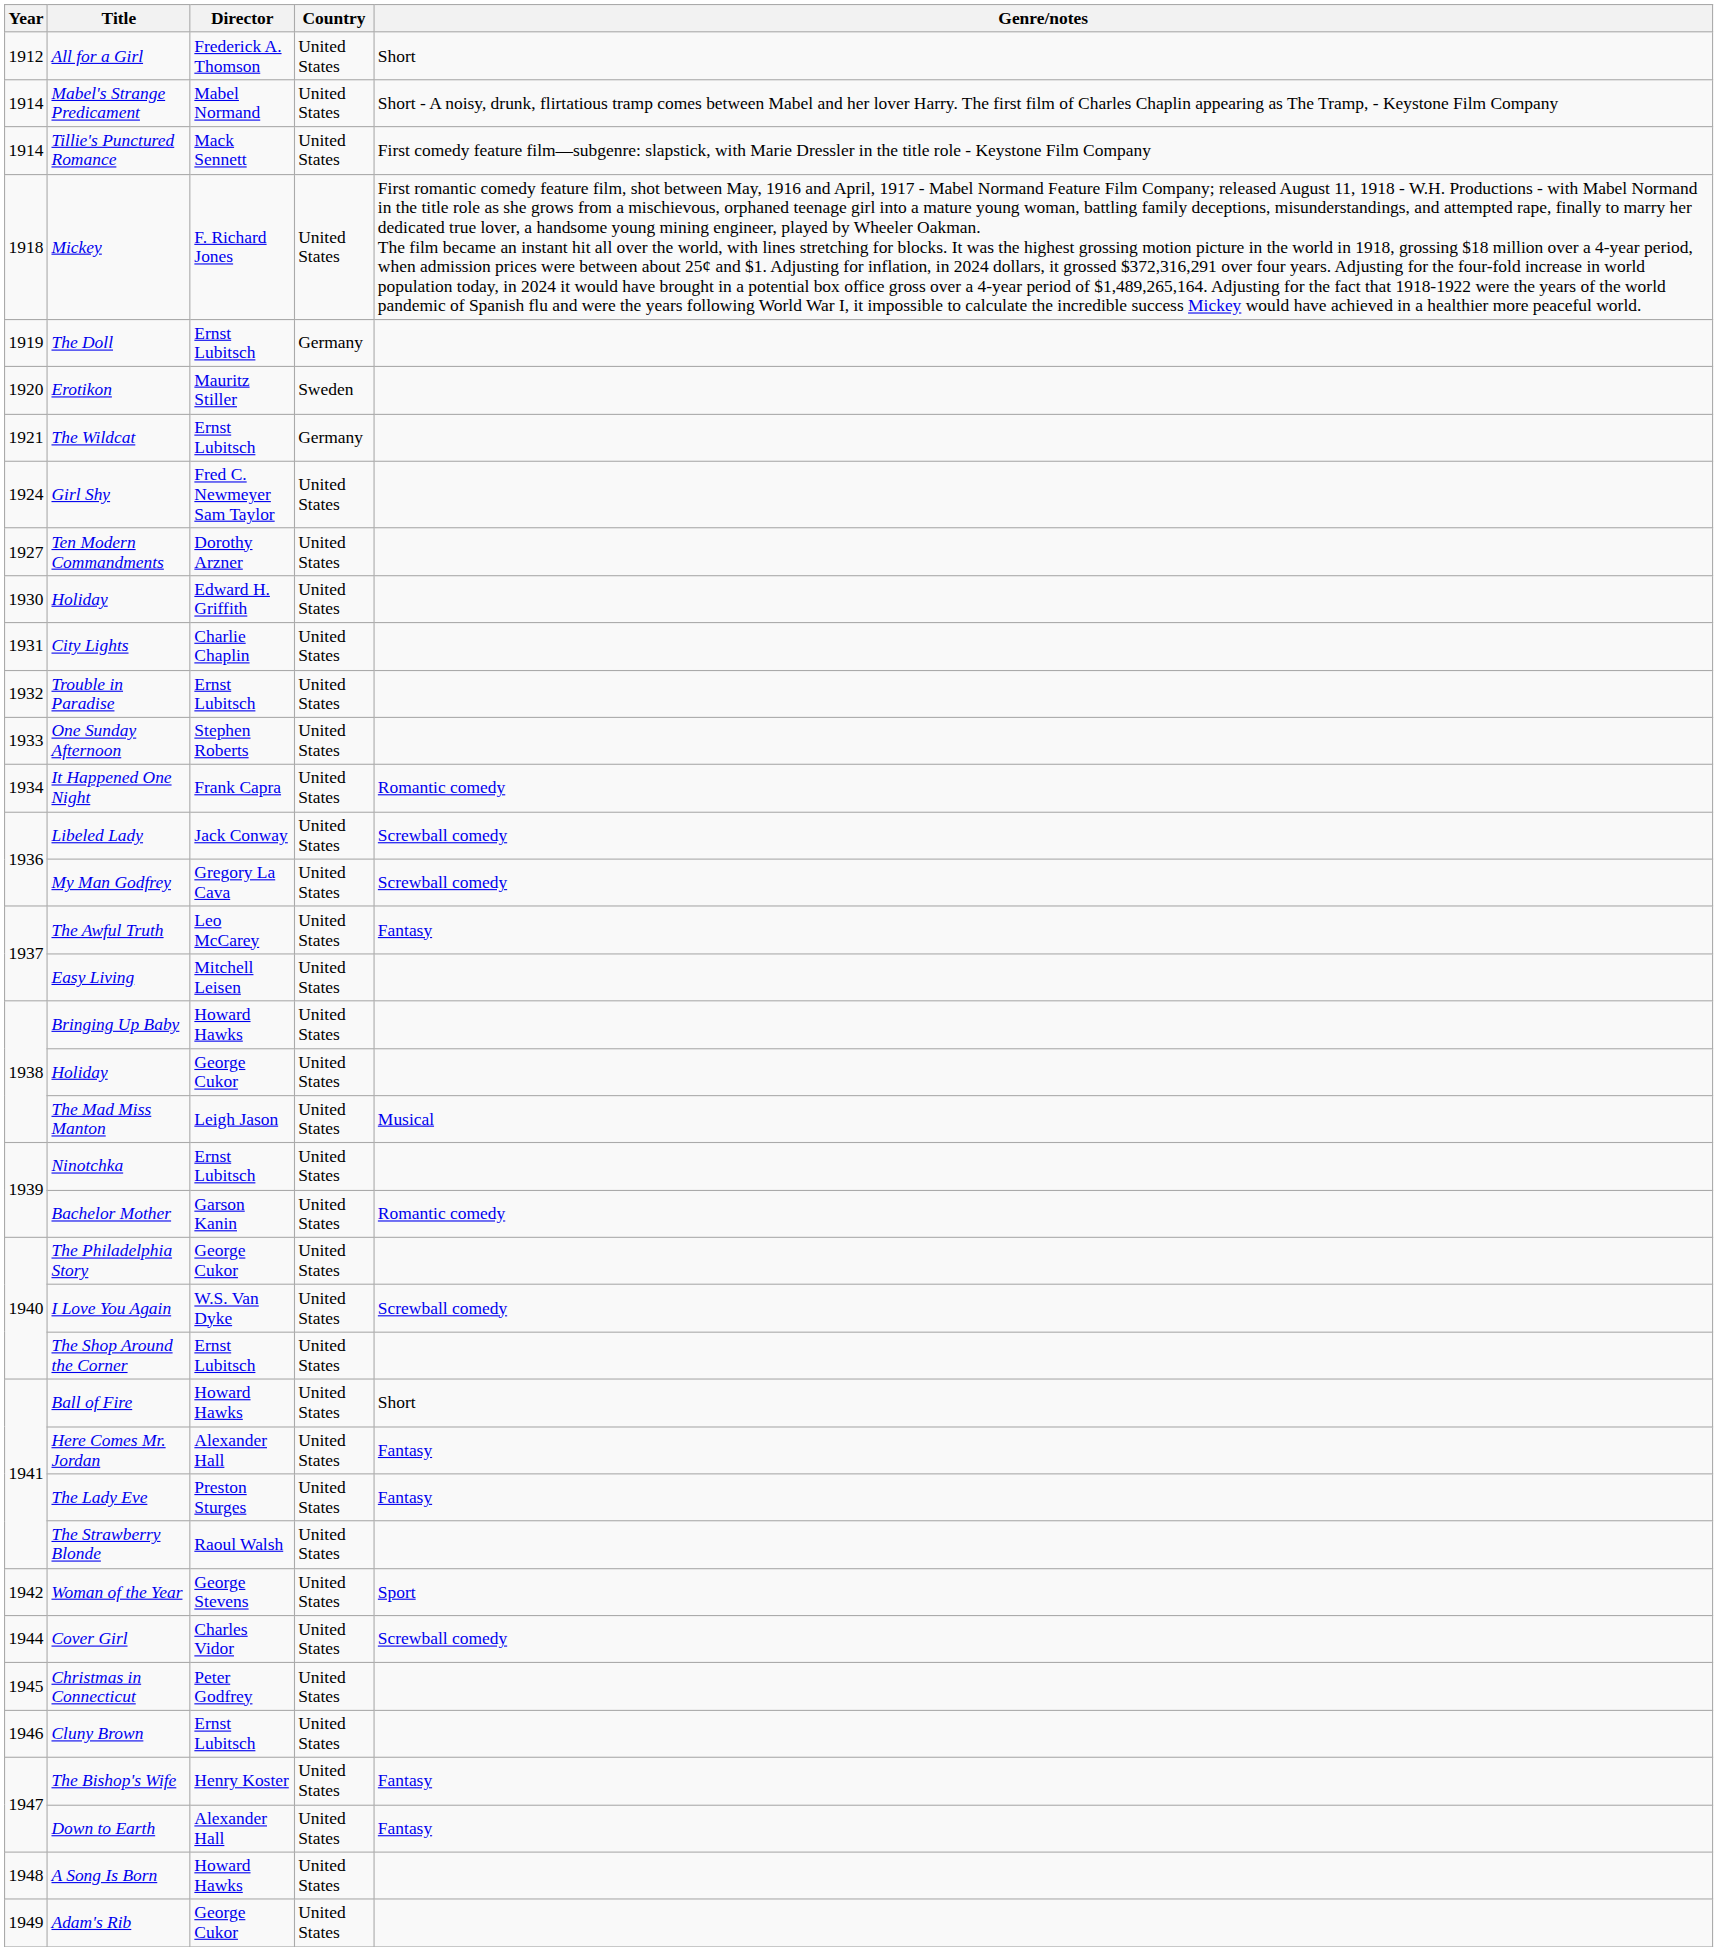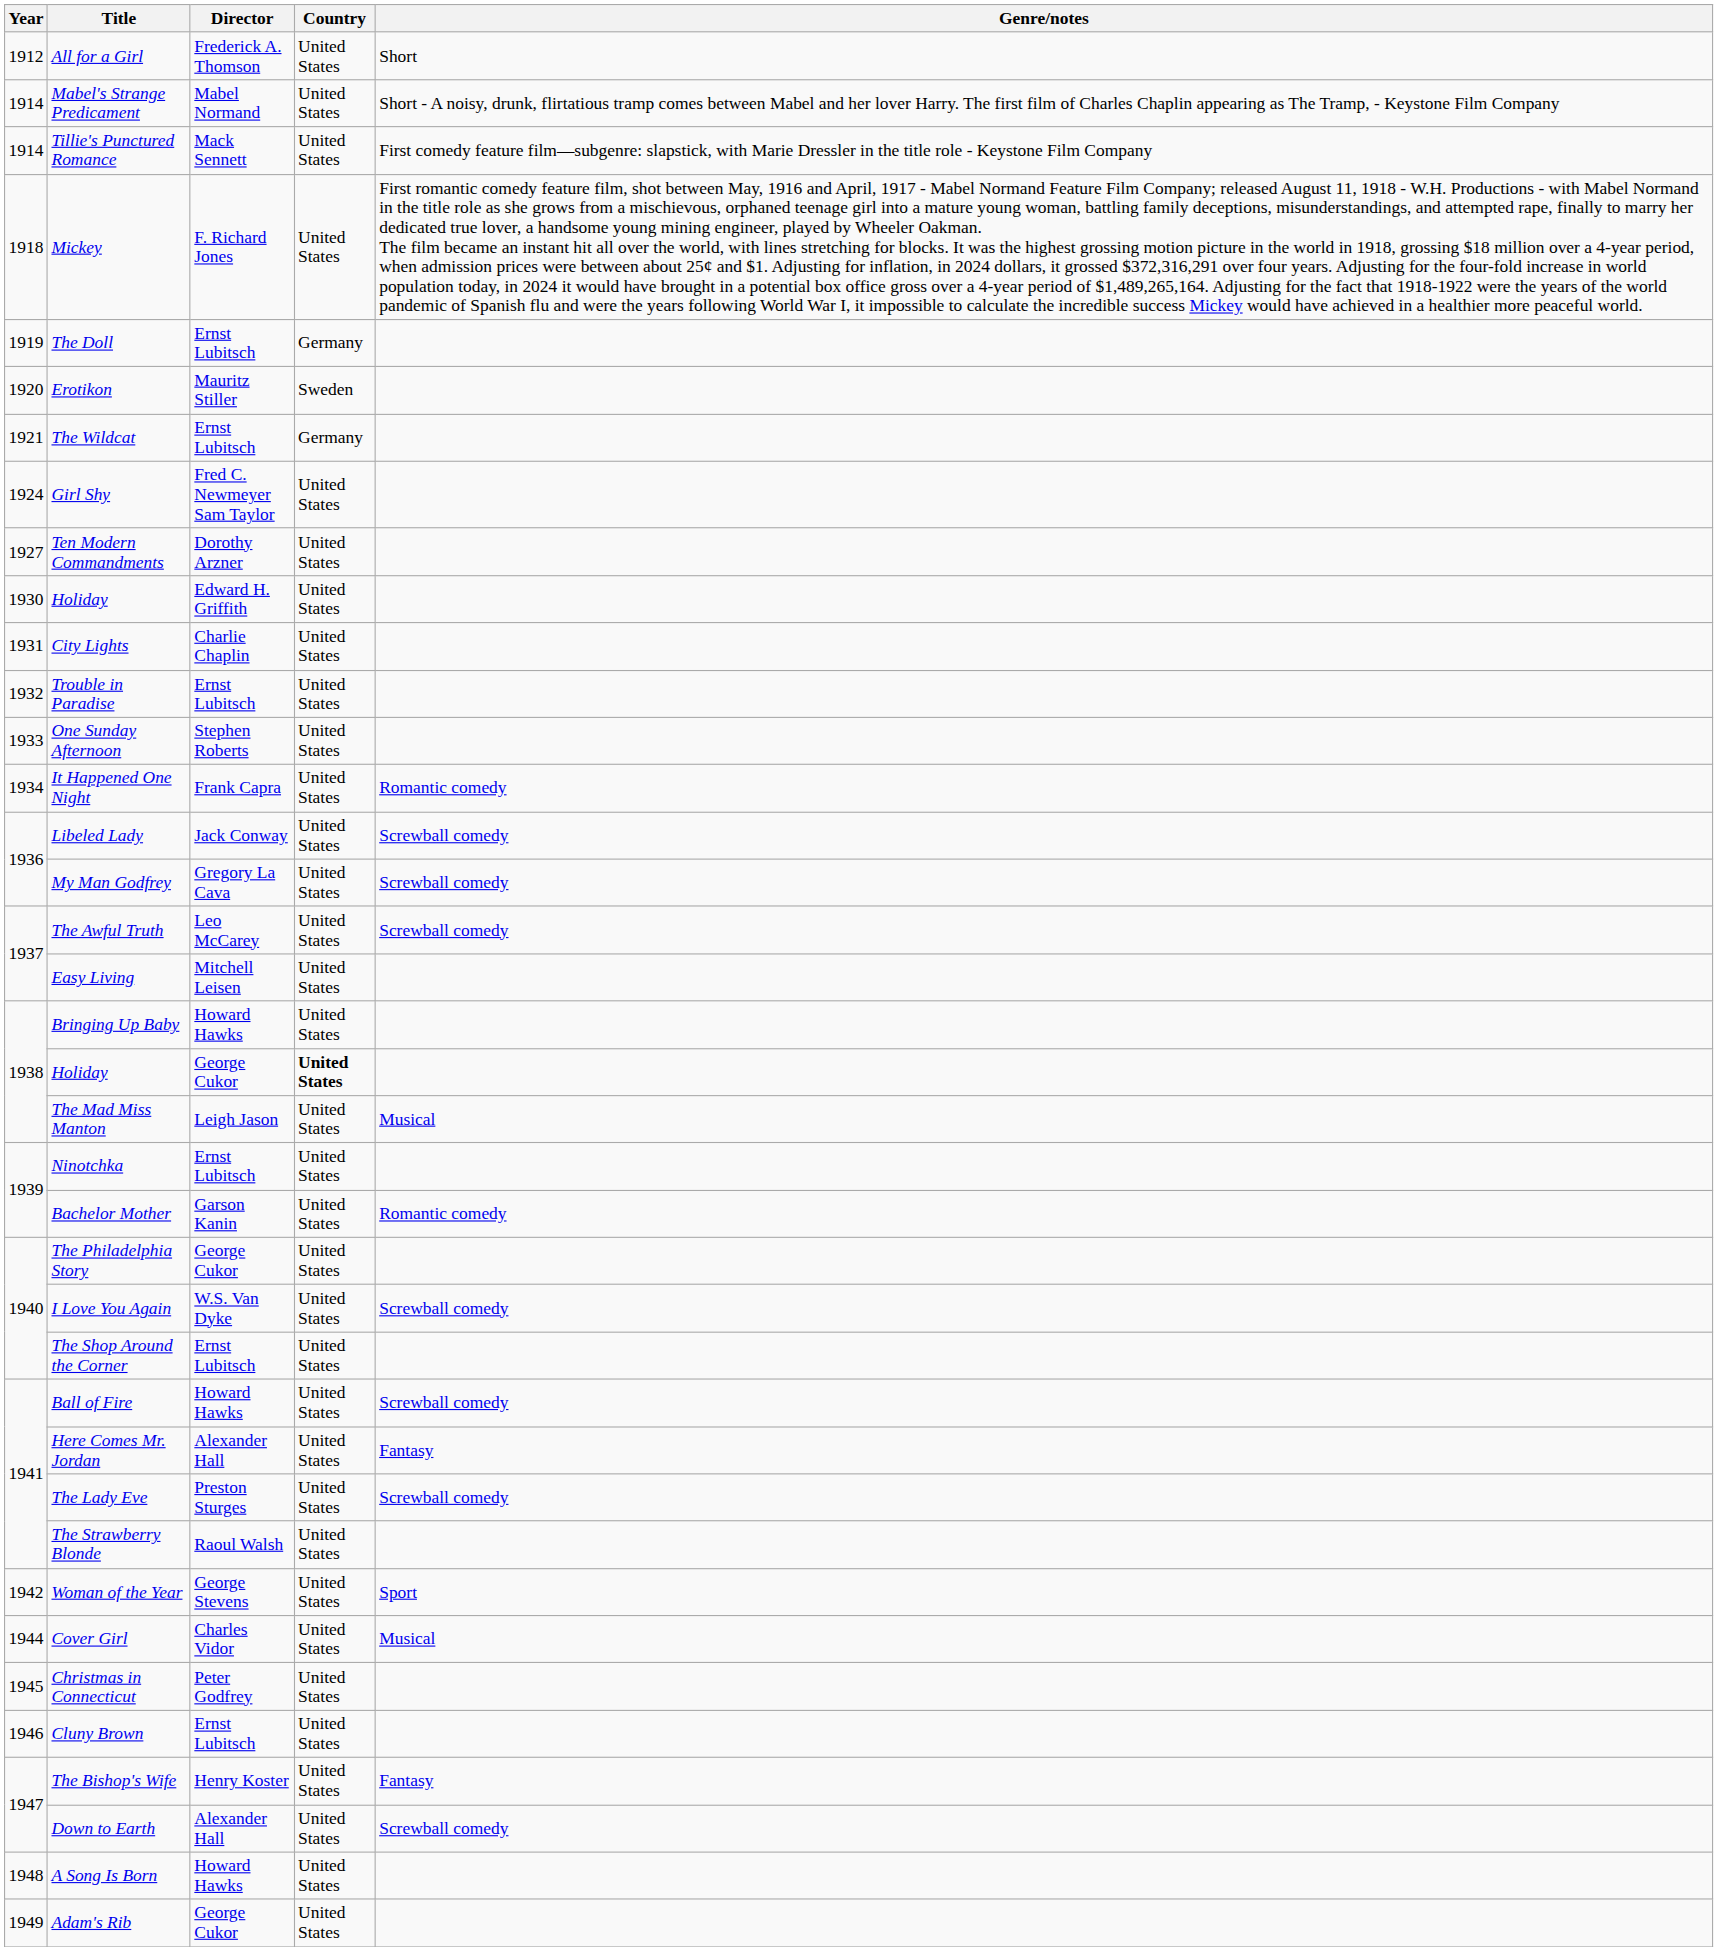(405, 929) Fantasy -> (444, 929) Screwball comedy
(322, 1071) normal -> (323, 1071) bold
(397, 1402) Short -> (444, 1402) Screwball comedy
(405, 1497) Fantasy -> (444, 1497) Screwball comedy
(443, 1639) Screwball comedy -> (407, 1639) Musical
(405, 1828) Fantasy -> (444, 1828) Screwball comedy
